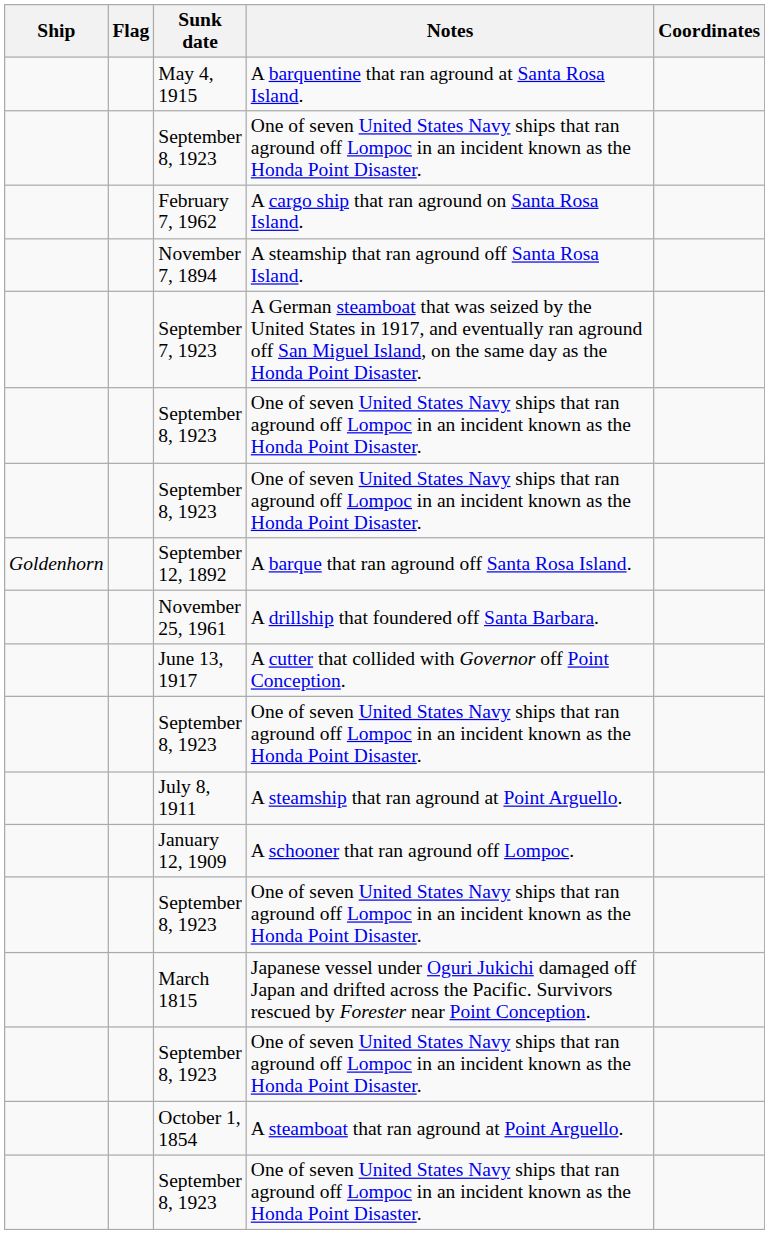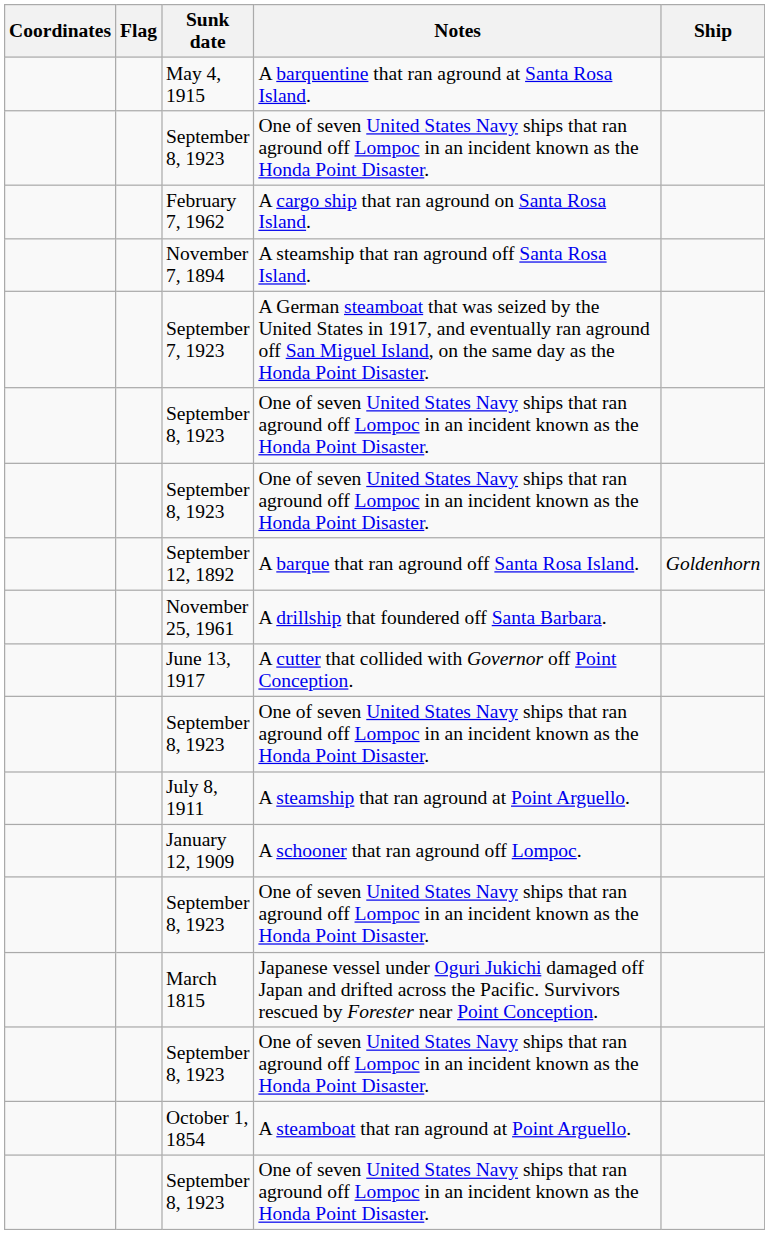columns swapped: (56, 30) <-> (709, 30)
